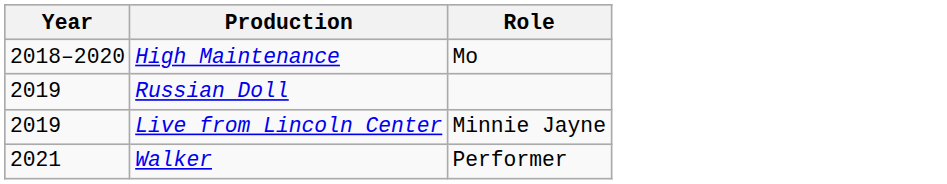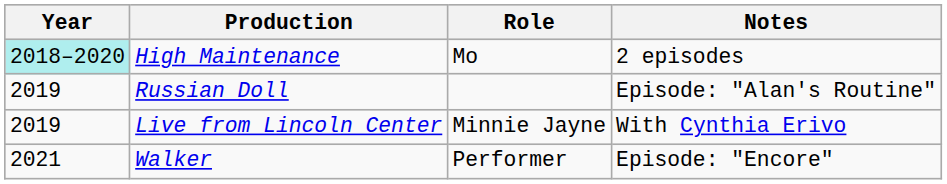+ column: (776, 22)
(67, 57) no background -> (67, 57) paleturquoise background
